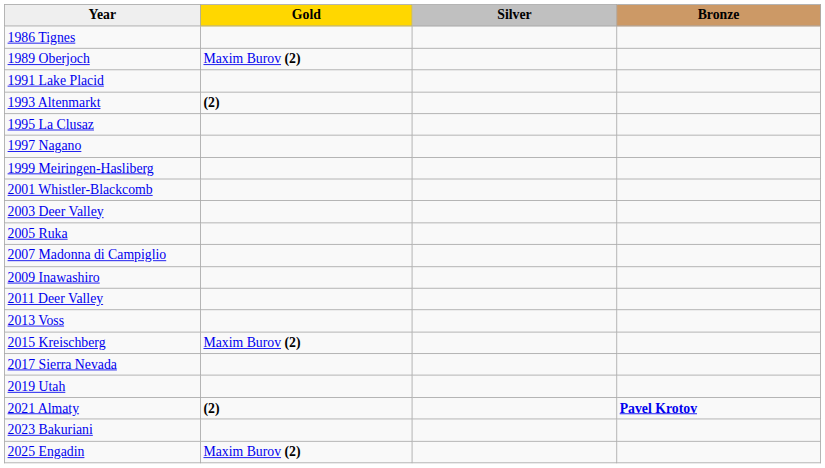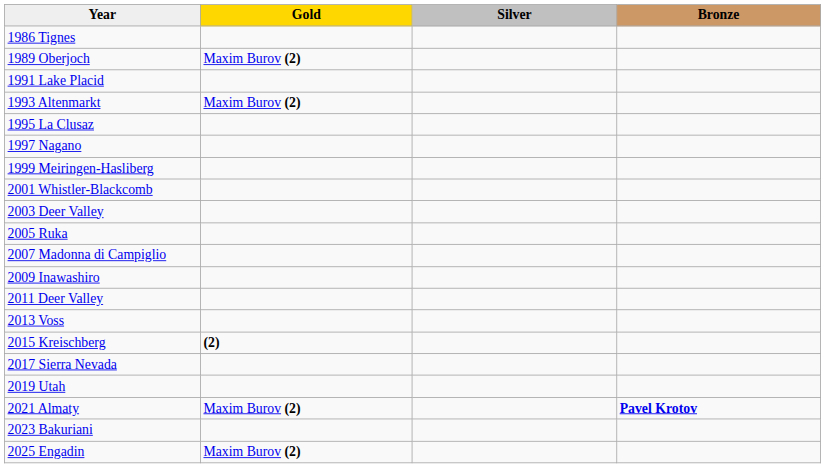(211, 102) (2) -> (252, 102) Maxim Burov (2)
(252, 342) Maxim Burov (2) -> (211, 342) (2)
(211, 408) (2) -> (252, 408) Maxim Burov (2)
